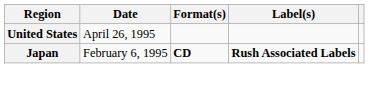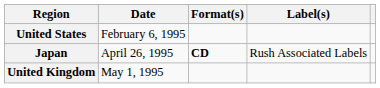(119, 33) April 26, 1995 -> (143, 33) February 6, 1995
(125, 53) February 6, 1995 -> (137, 53) April 26, 1995
(294, 53) bold -> (308, 53) normal
+ row: (51, 72)
